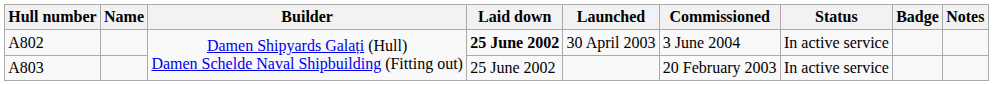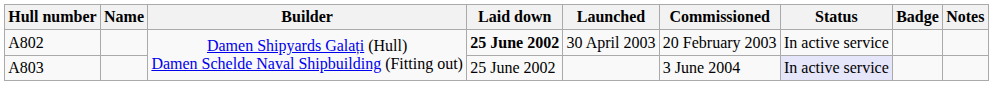(701, 42) 3 June 2004 -> (720, 42) 20 February 2003
(720, 67) 20 February 2003 -> (701, 67) 3 June 2004
(836, 67) no background -> (836, 67) lavender background
